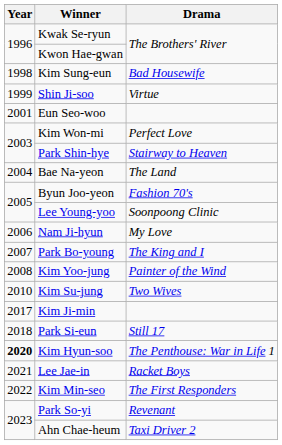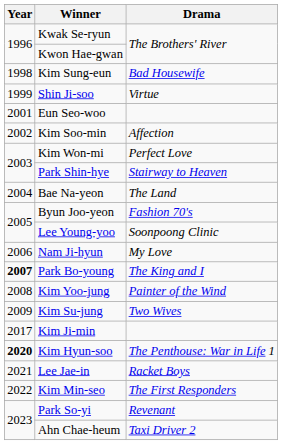+ row: (72, 133)
(20, 251) normal -> (20, 271) bold
(20, 291) 2010 -> (20, 311) 2009
- row: (67, 331)
